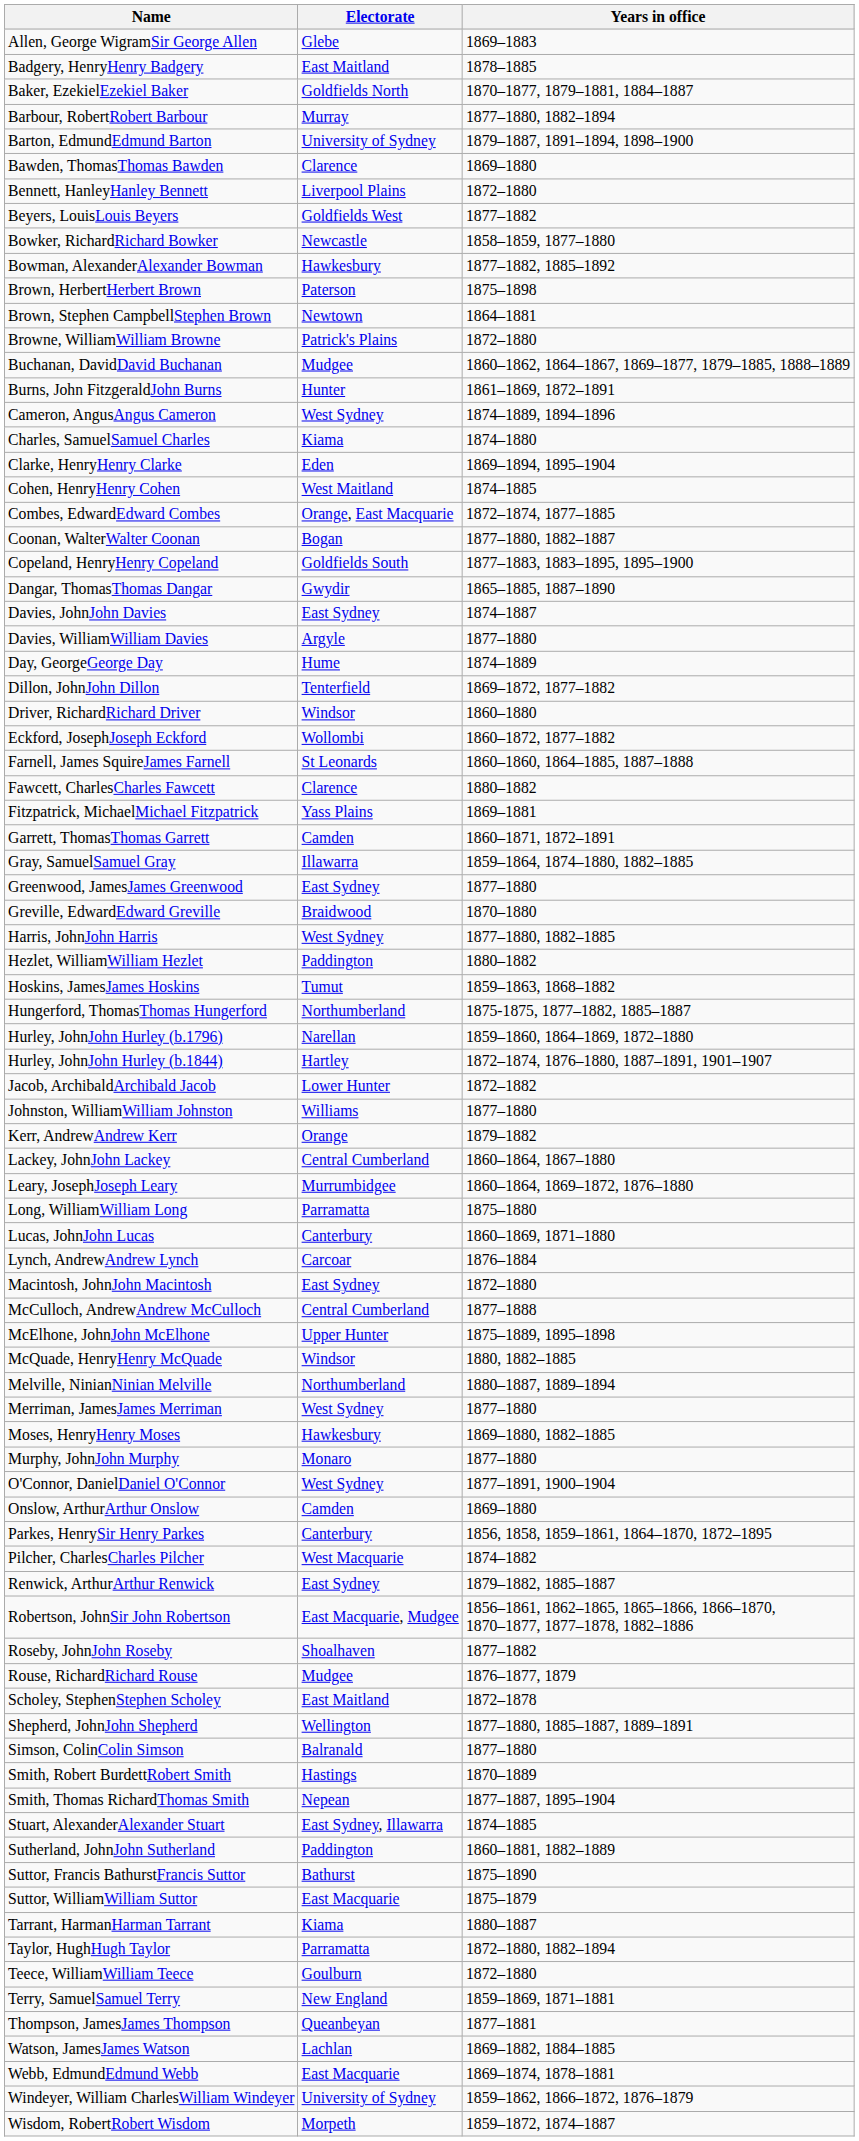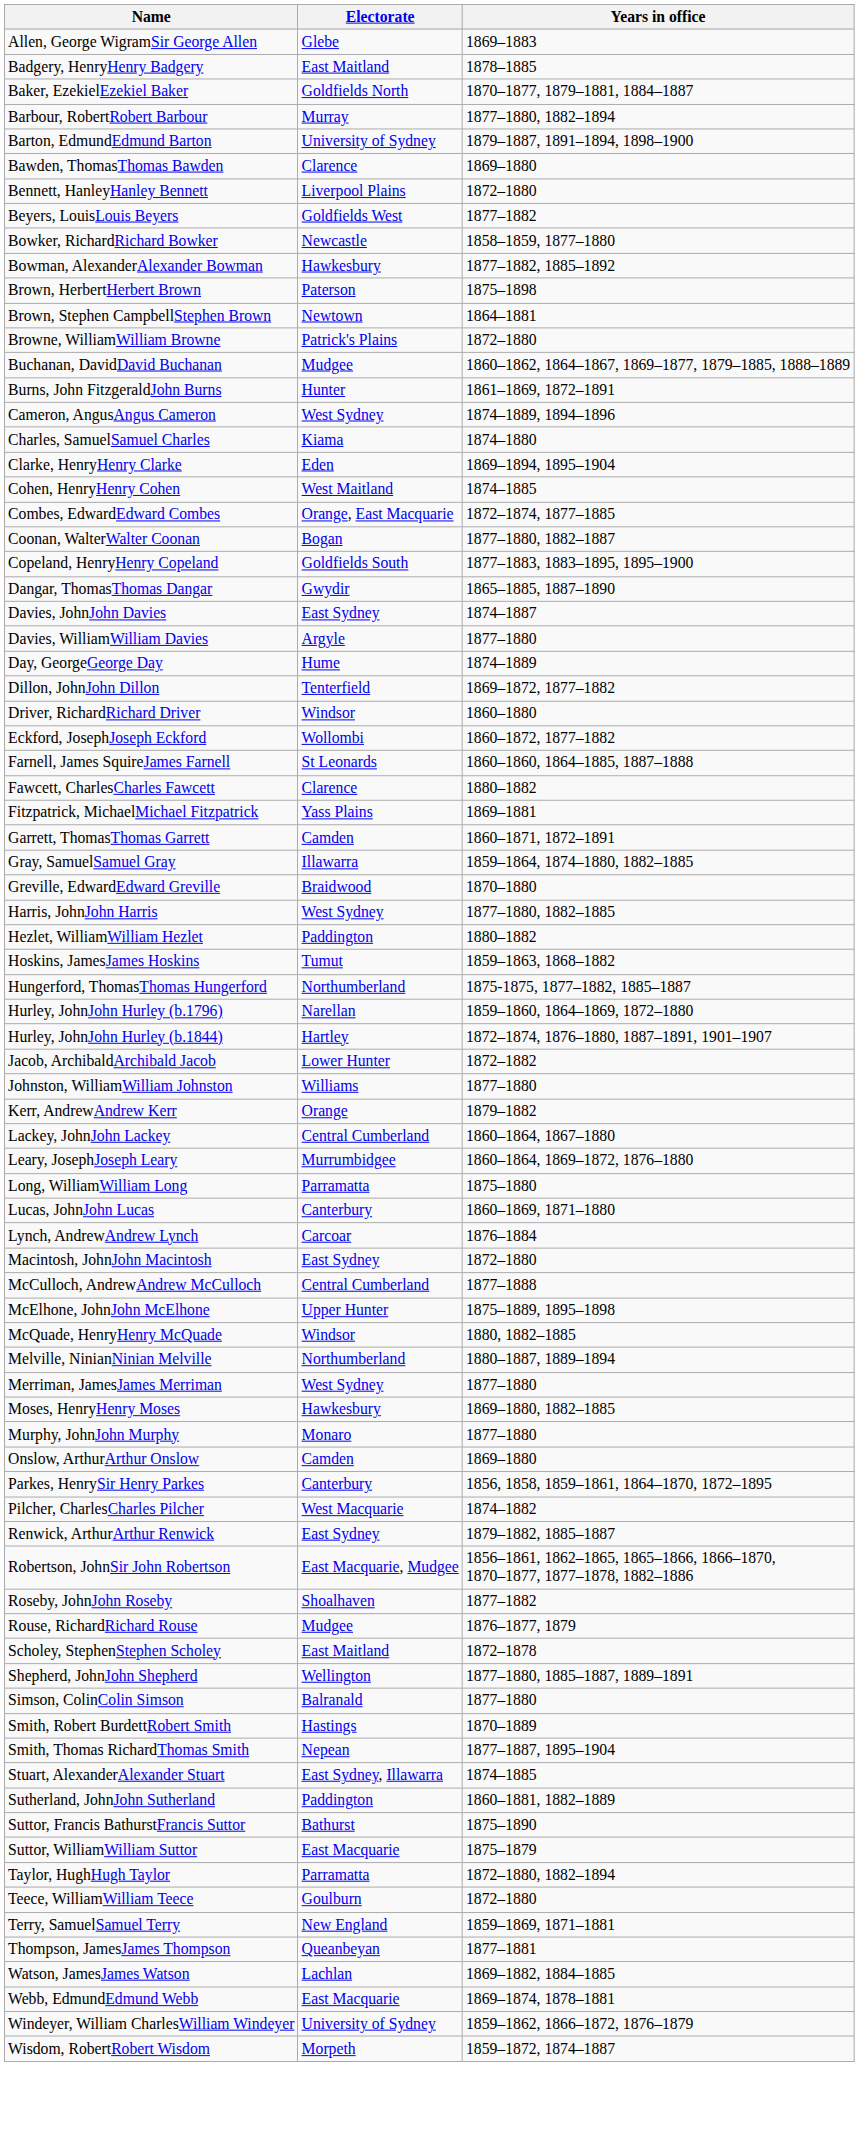- row: (125, 887)
- row: (117, 1484)
- row: (109, 1924)
